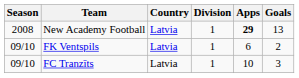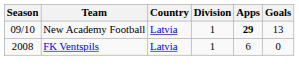(23, 30) 2008 -> (23, 30) 09/10
(23, 47) 09/10 -> (23, 47) 2008
(278, 47) 2 -> (278, 47) 0
- row: (68, 64)
